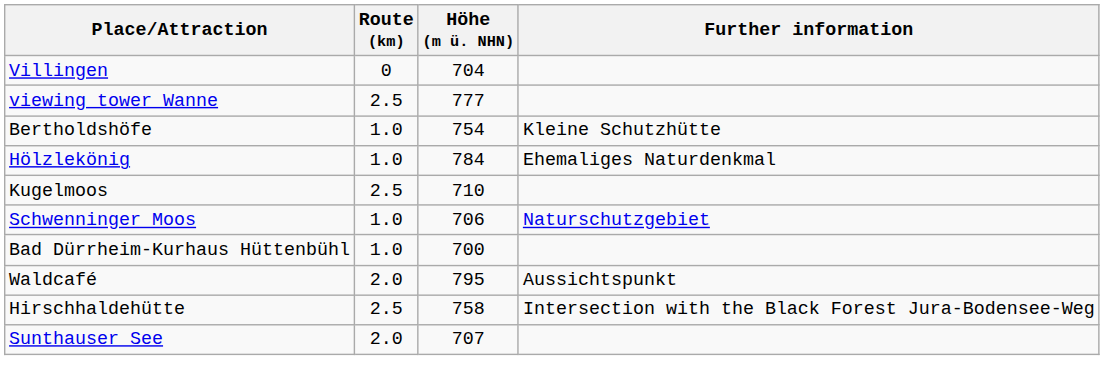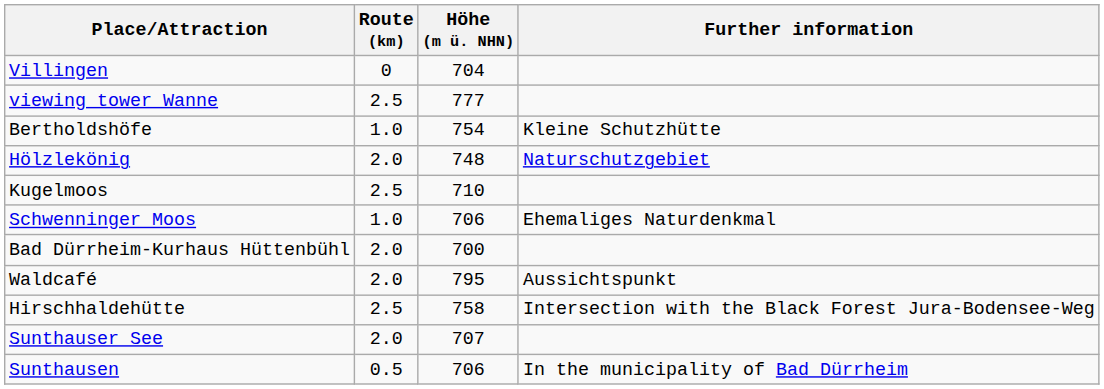(386, 160) 1.0 -> (386, 160) 2.0
(468, 160) 784 -> (468, 160) 748
(649, 160) Ehemaliges Naturdenkmal -> (616, 160) Naturschutzgebiet
(616, 220) Naturschutzgebiet -> (649, 220) Ehemaliges Naturdenkmal
(386, 250) 1.0 -> (386, 250) 2.0
+ row: (64, 369)
